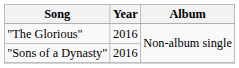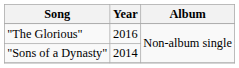(125, 53) 2016 -> (125, 53) 2014
